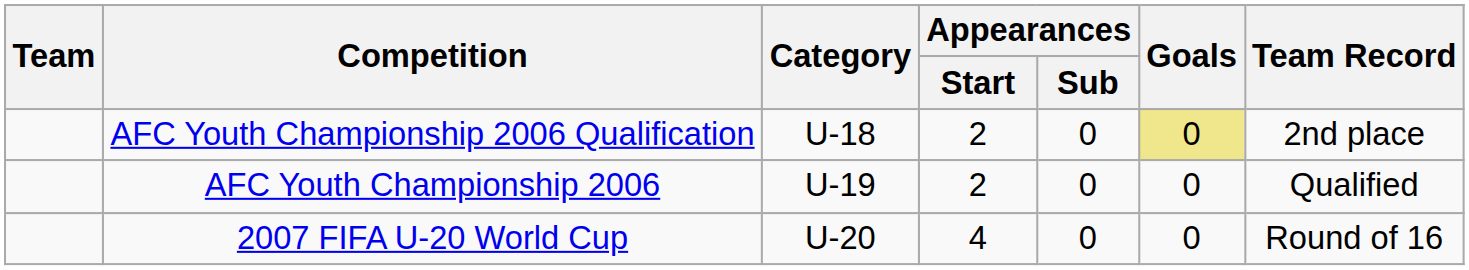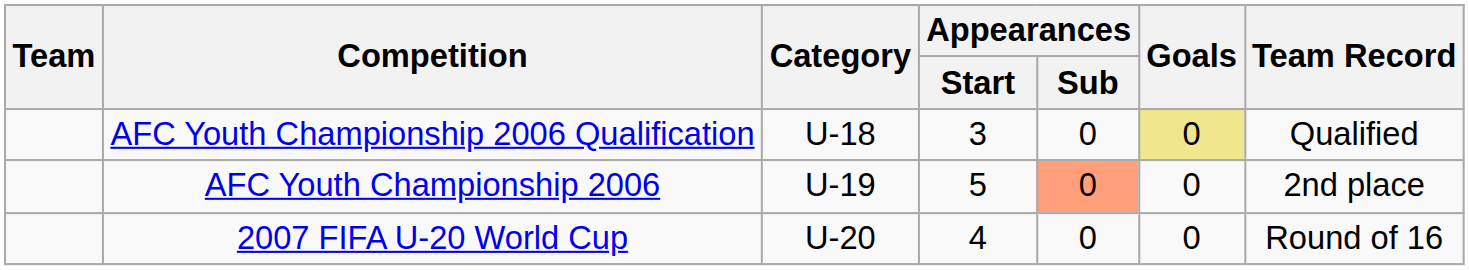(978, 133) 2 -> (978, 133) 3
(1354, 133) 2nd place -> (1354, 133) Qualified
(978, 185) 2 -> (978, 185) 5
(1088, 185) no background -> (1088, 185) lightsalmon background
(1354, 185) Qualified -> (1354, 185) 2nd place
